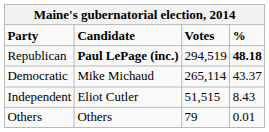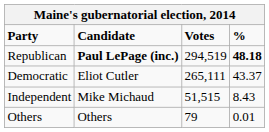(116, 76) Mike Michaud -> (108, 76) Eliot Cutler
(205, 76) 265,114 -> (205, 76) 265,111
(108, 96) Eliot Cutler -> (116, 96) Mike Michaud
